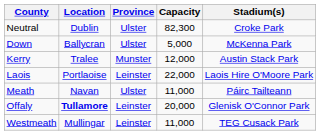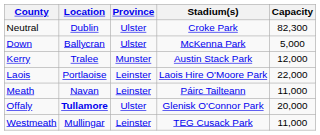columns swapped: (259, 12) <-> (180, 12)
(133, 91) Ulster -> (133, 91) Leinster
(133, 106) Leinster -> (133, 106) Ulster
